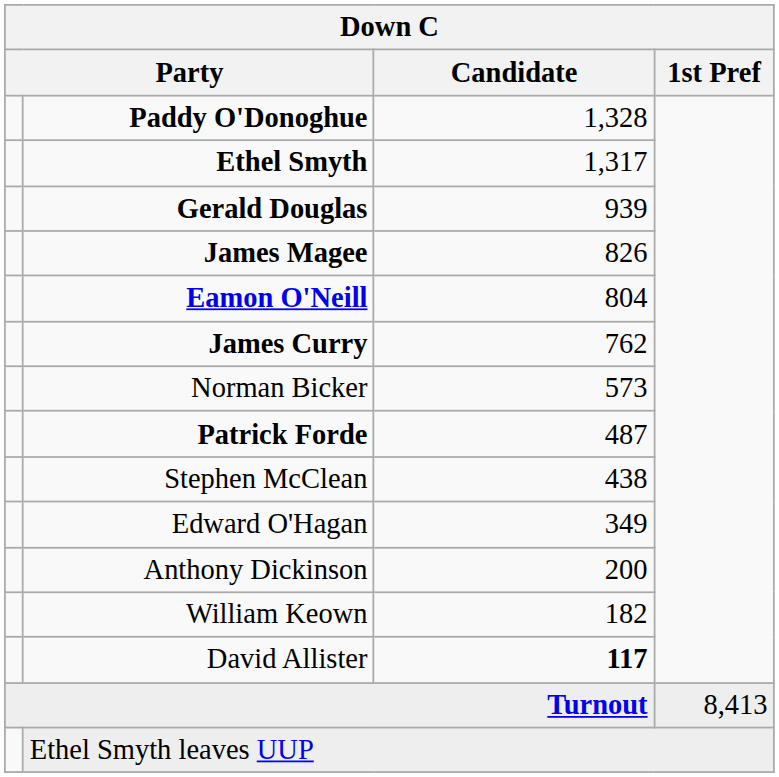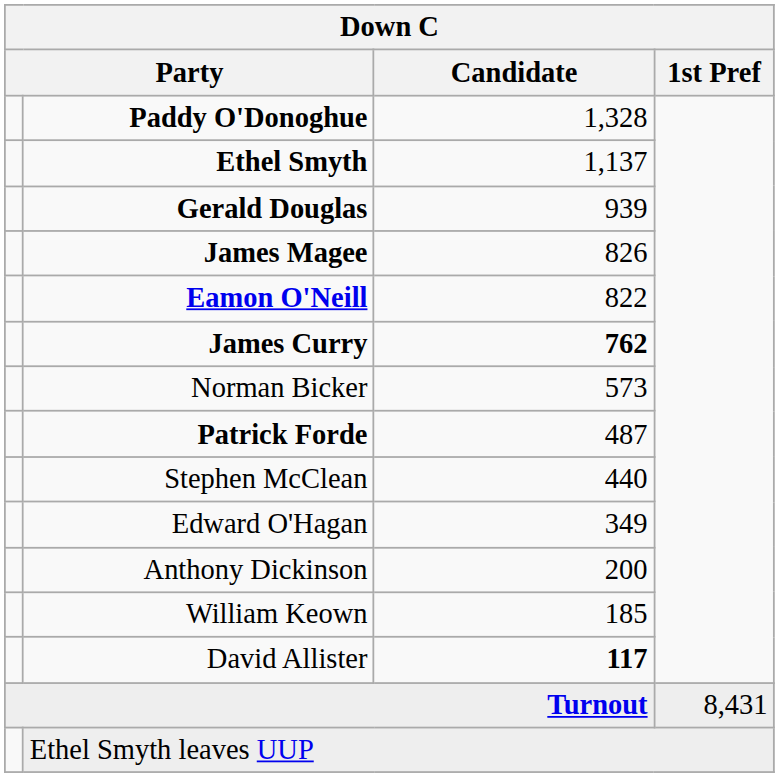(616, 162) 1,317 -> (616, 162) 1,137
(626, 298) 804 -> (626, 298) 822
(626, 343) normal -> (626, 343) bold
(626, 478) 438 -> (626, 478) 440
(626, 614) 182 -> (626, 614) 185
(735, 704) 8,413 -> (735, 704) 8,431
